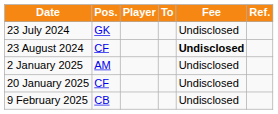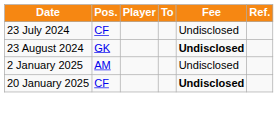(102, 30) GK -> (102, 30) CF
(102, 48) CF -> (102, 48) GK
(209, 83) normal -> (211, 83) bold
- row: (47, 100)
